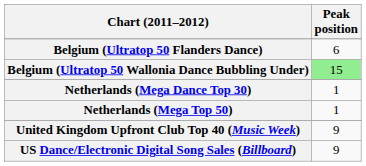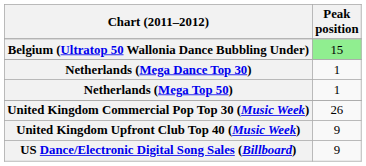- row: (158, 49)
+ row: (158, 110)
